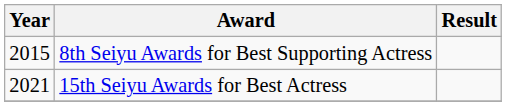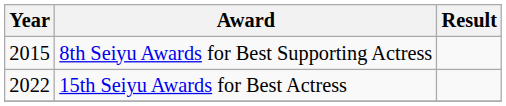(30, 85) 2021 -> (30, 85) 2022
